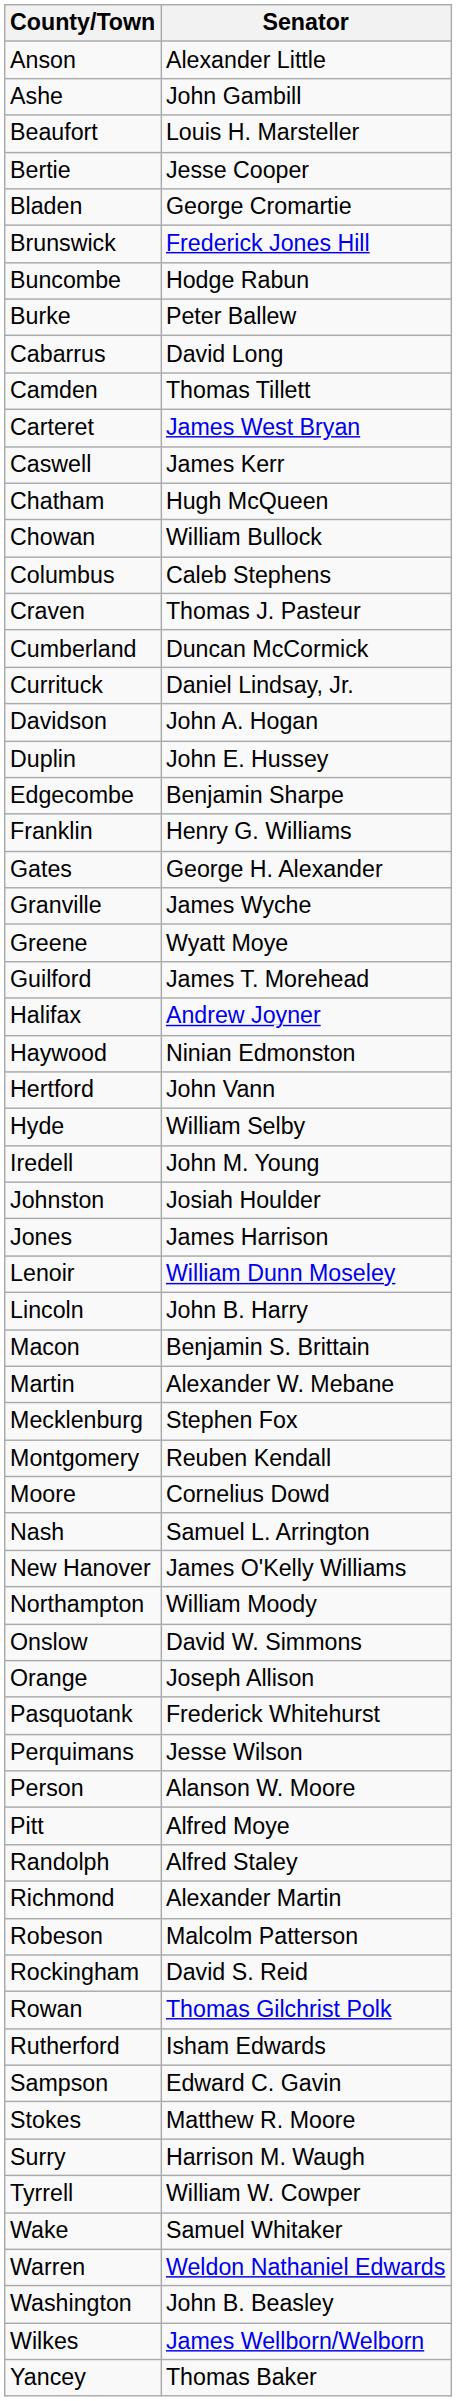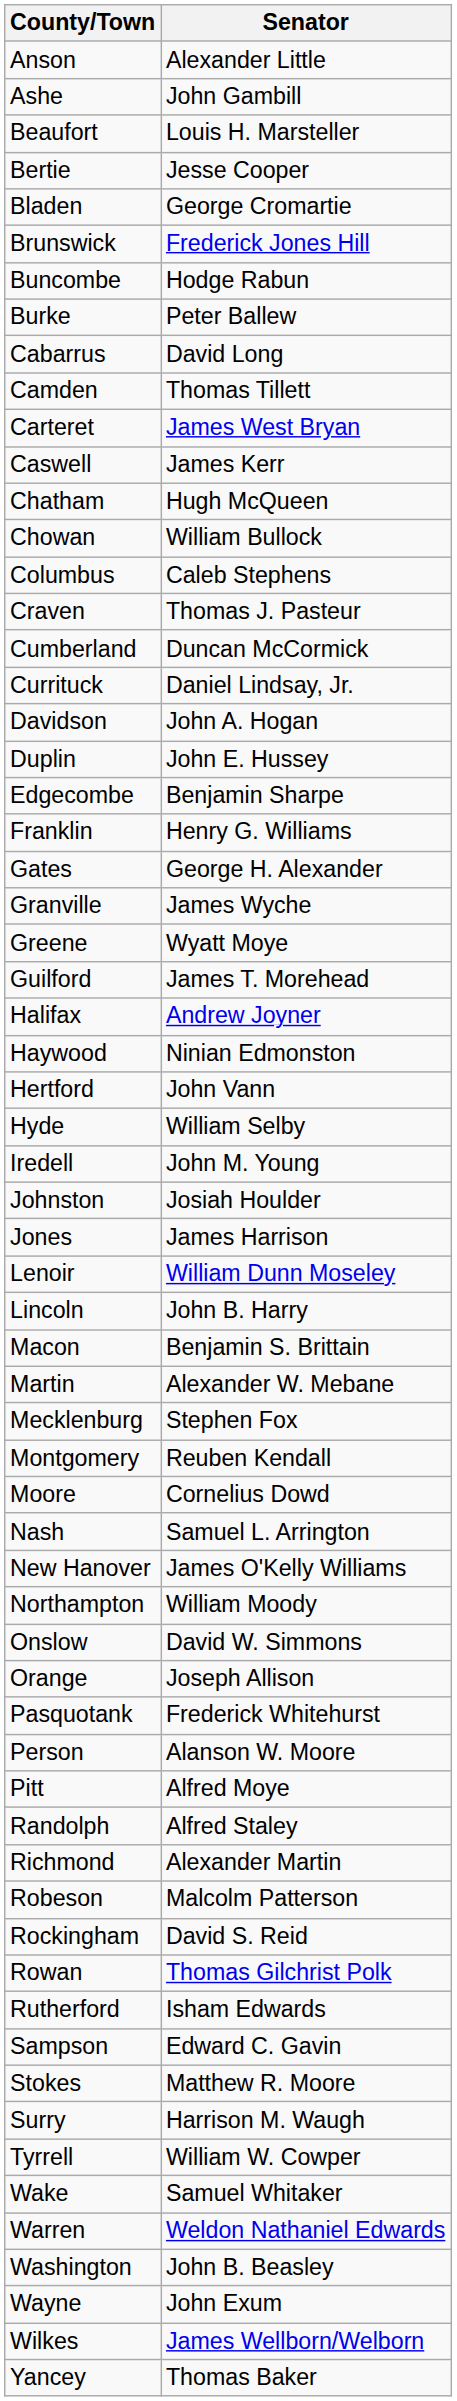- row: (72, 1752)
+ row: (46, 2304)
